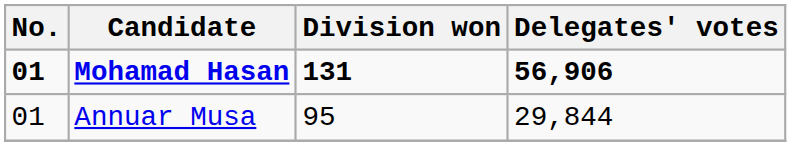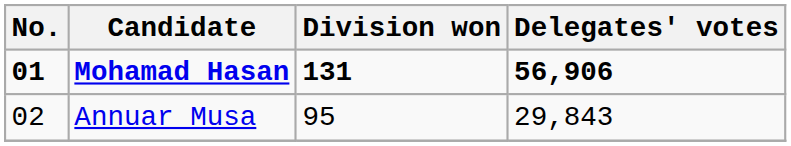(28, 117) 01 -> (28, 117) 02
(564, 117) 29,844 -> (564, 117) 29,843
